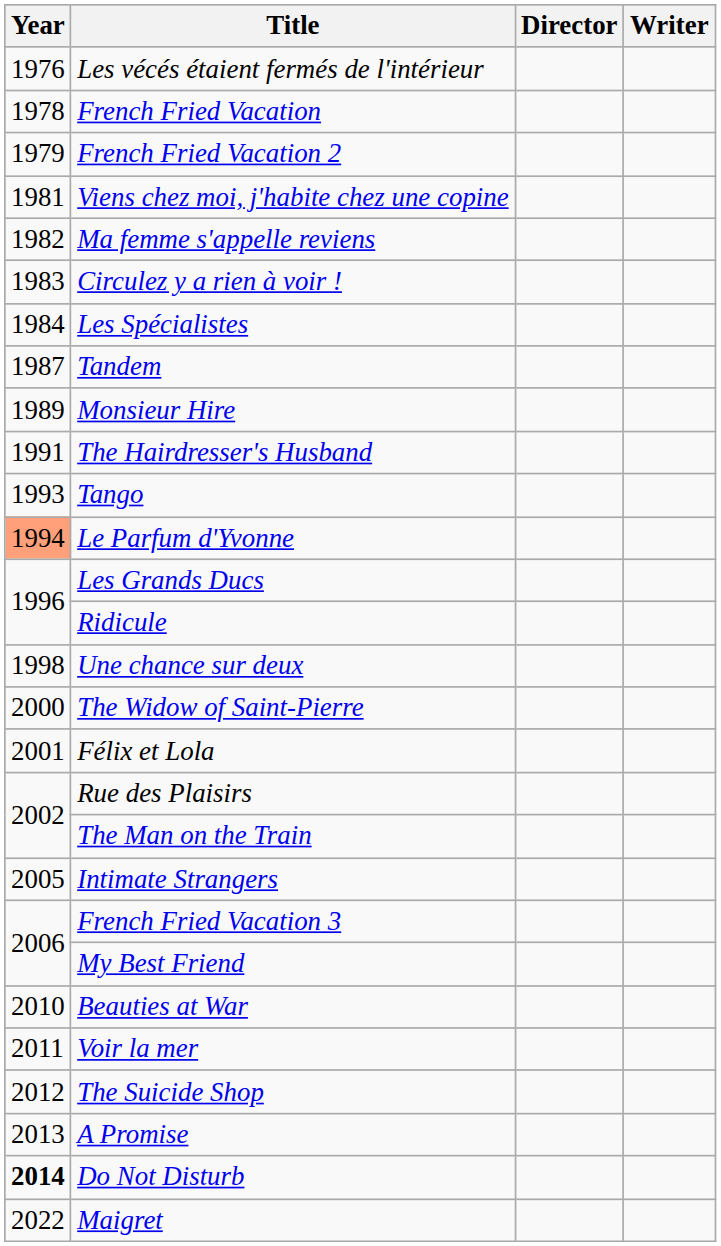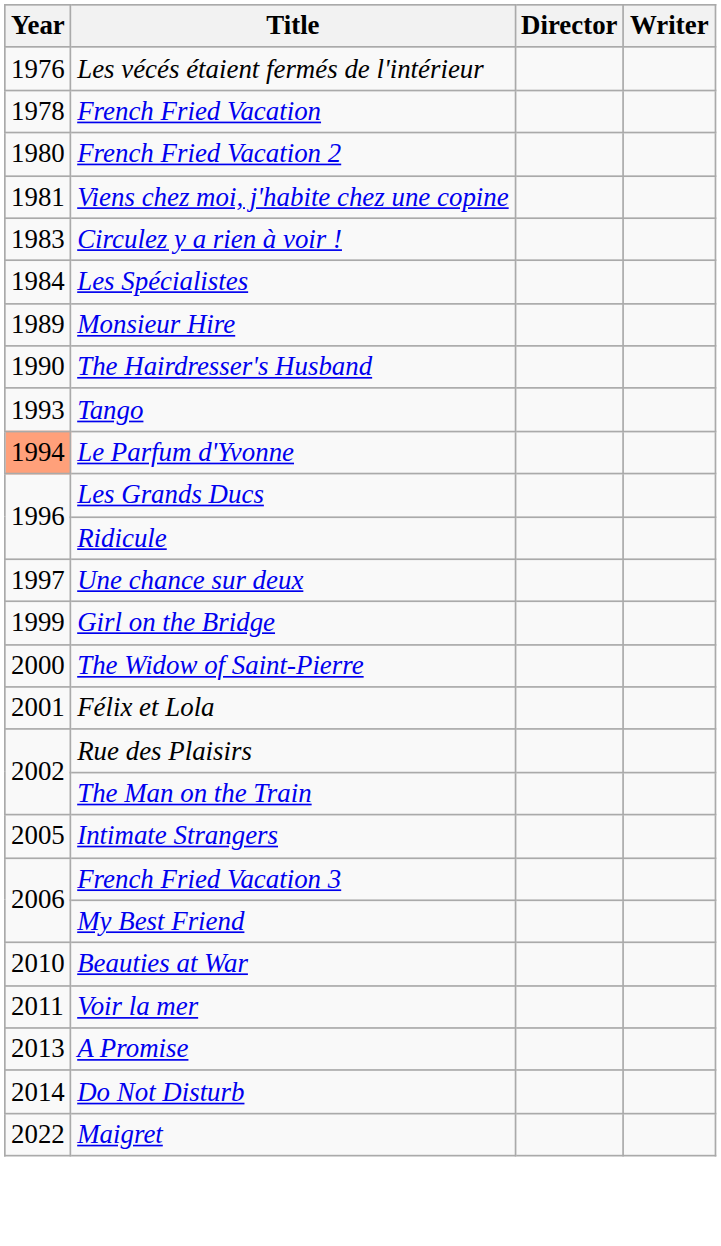(38, 153) 1979 -> (38, 153) 1980
- row: (226, 238)
- row: (119, 366)
(38, 452) 1991 -> (38, 366) 1990
(38, 665) 1998 -> (38, 580) 1997
+ row: (176, 622)
- row: (171, 1091)
(38, 1176) bold -> (38, 1091) normal
